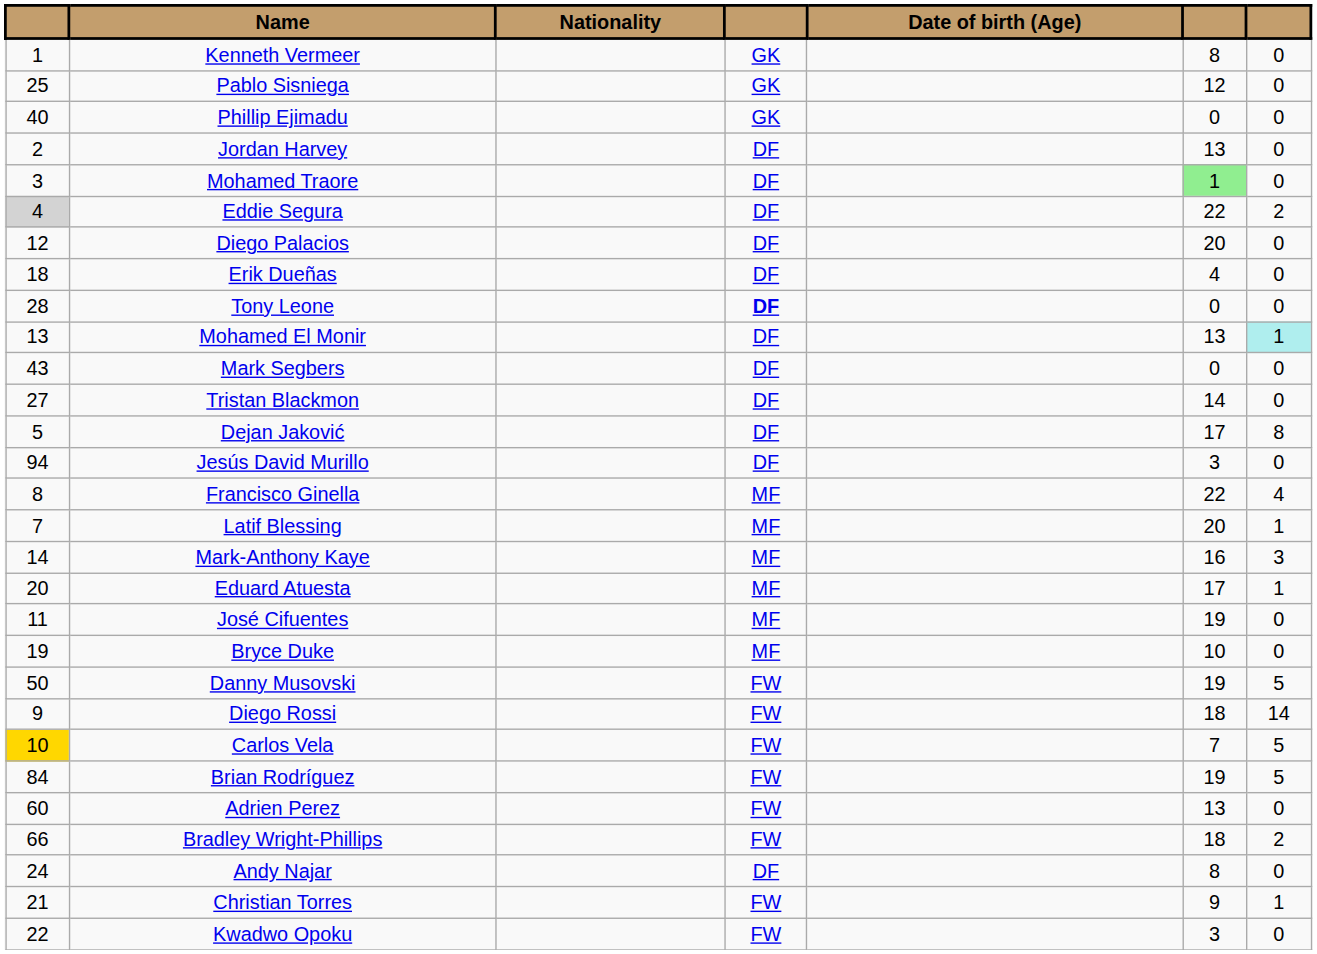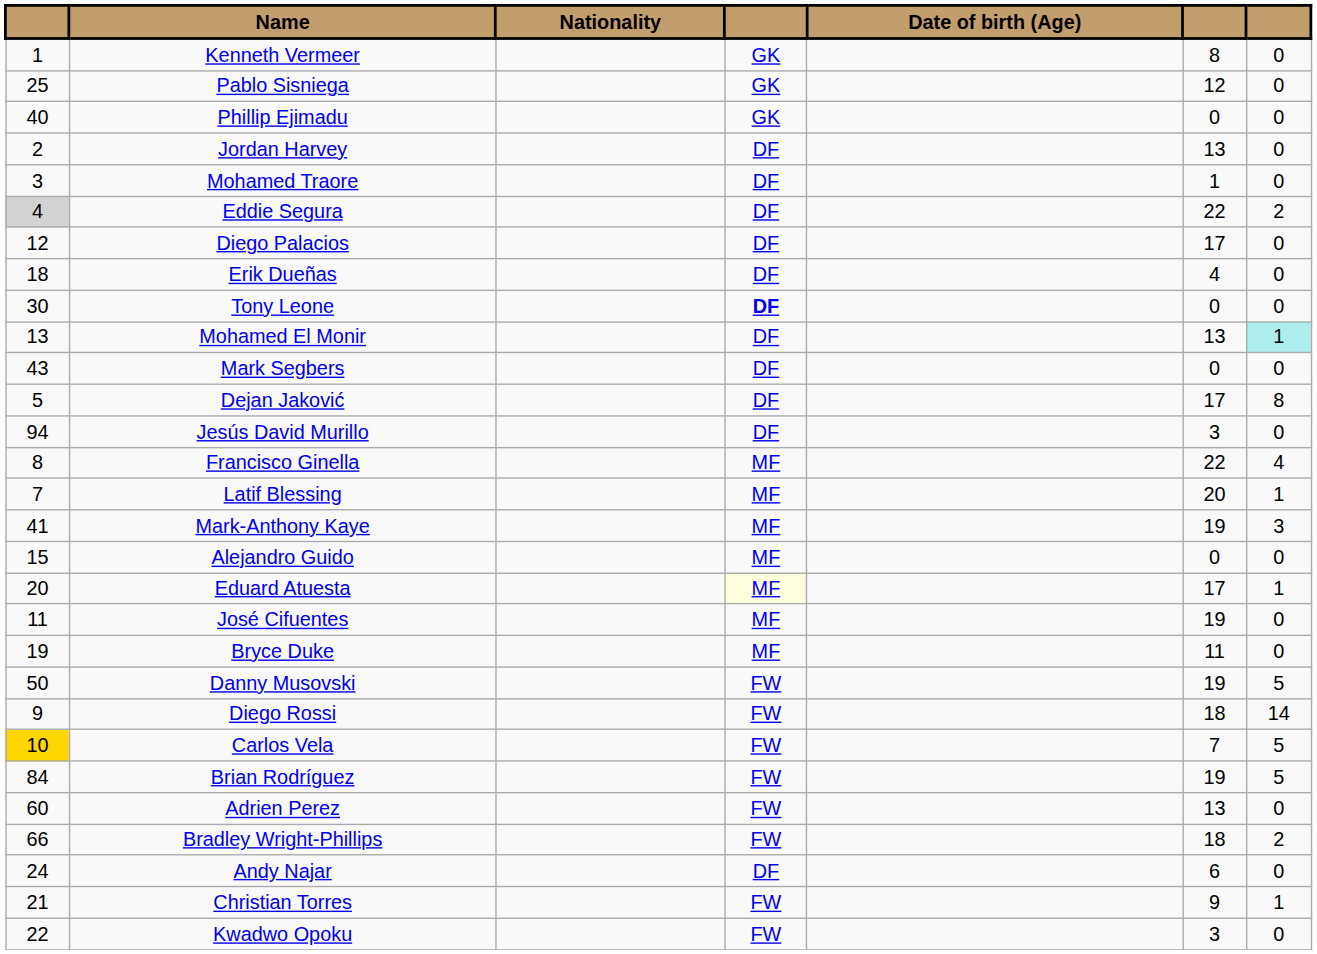(1215, 181) lightgreen background -> (1215, 181) no background
(1215, 243) 20 -> (1215, 243) 17
(37, 306) 28 -> (37, 306) 30
- row: (283, 400)
(37, 557) 14 -> (37, 526) 41
(1215, 557) 16 -> (1215, 526) 19
+ row: (283, 557)
(766, 589) no background -> (766, 589) lightyellow background
(1215, 651) 10 -> (1215, 651) 11
(1215, 871) 8 -> (1215, 871) 6
